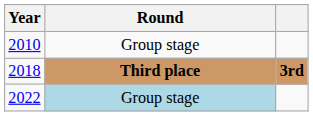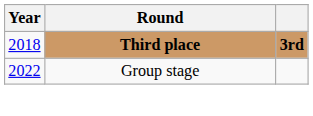- row: (24, 44)
(160, 97) lightblue background -> (160, 71) no background
